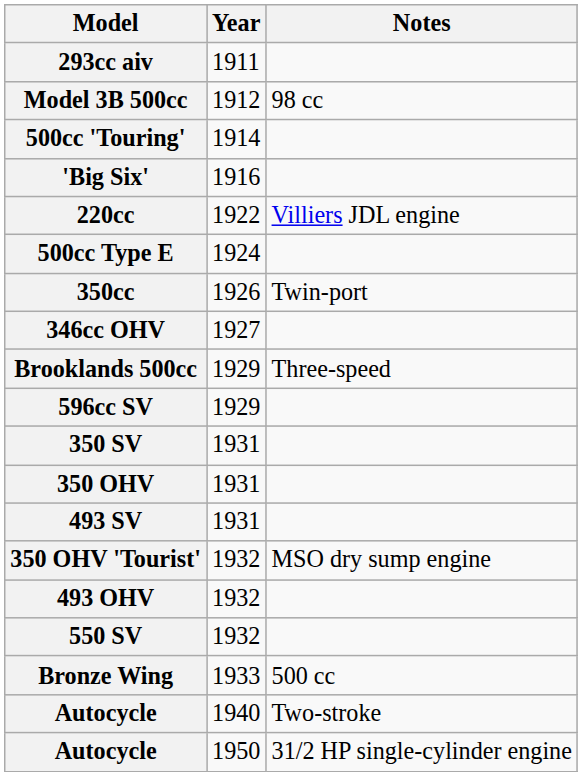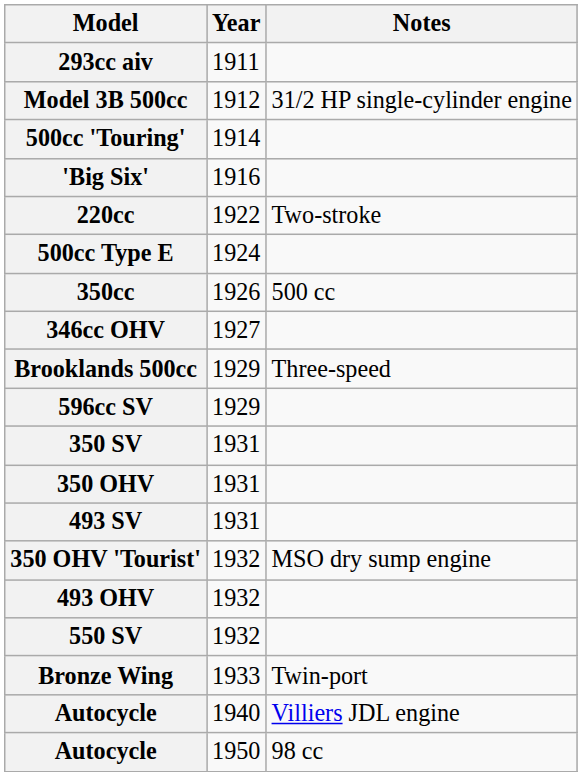(297, 100) 98 cc -> (422, 100) 31/2 HP single-cylinder engine
(366, 215) Villiers JDL engine -> (326, 215) Two-stroke
(320, 291) Twin-port -> (303, 291) 500 cc
(303, 675) 500 cc -> (320, 675) Twin-port
(326, 713) Two-stroke -> (366, 713) Villiers JDL engine
(422, 751) 31/2 HP single-cylinder engine -> (297, 751) 98 cc
